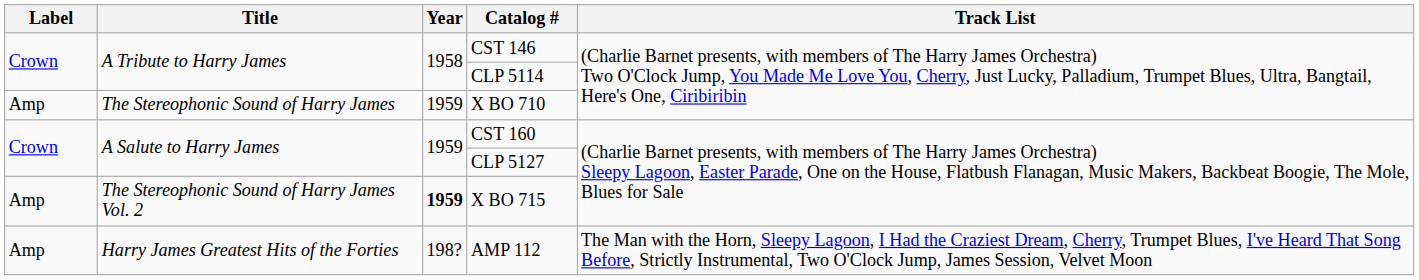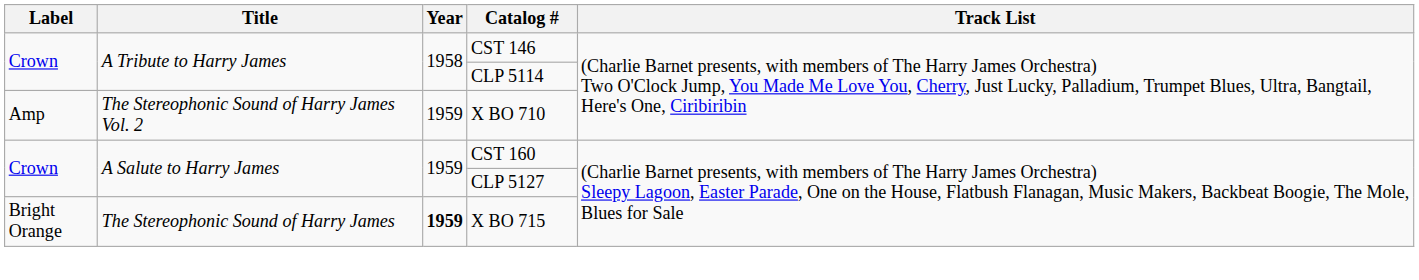(248, 104) The Stereophonic Sound of Harry James -> (248, 115) The Stereophonic Sound of Harry James Vol. 2
(27, 201) Amp -> (35, 221) Bright Orange
(248, 201) The Stereophonic Sound of Harry James Vol. 2 -> (248, 221) The Stereophonic Sound of Harry James
- row: (506, 250)
